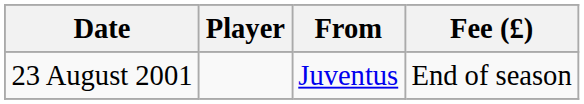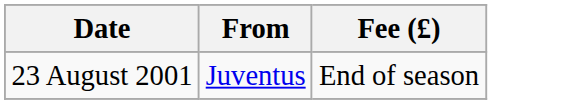- column: (245, 28)
